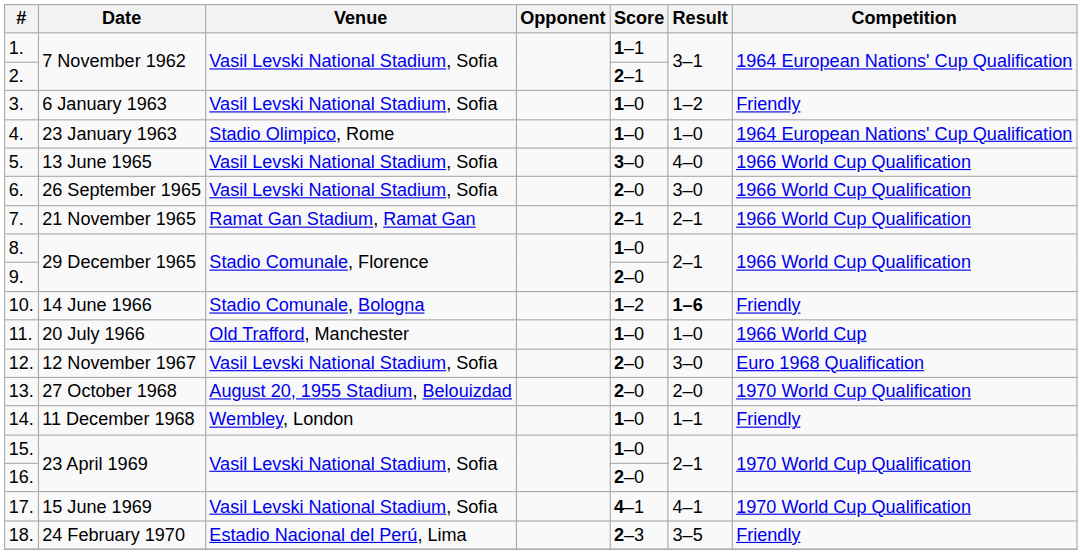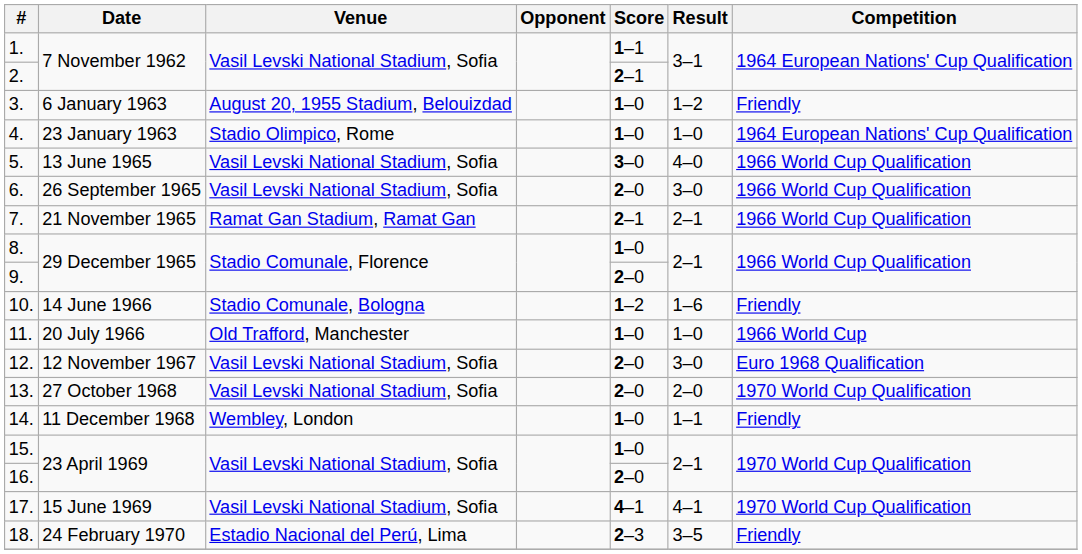(353, 104) Vasil Levski National Stadium, Sofia -> (361, 104) August 20, 1955 Stadium, Belouizdad
(688, 305) bold -> (688, 305) normal
(361, 391) August 20, 1955 Stadium, Belouizdad -> (353, 391) Vasil Levski National Stadium, Sofia
